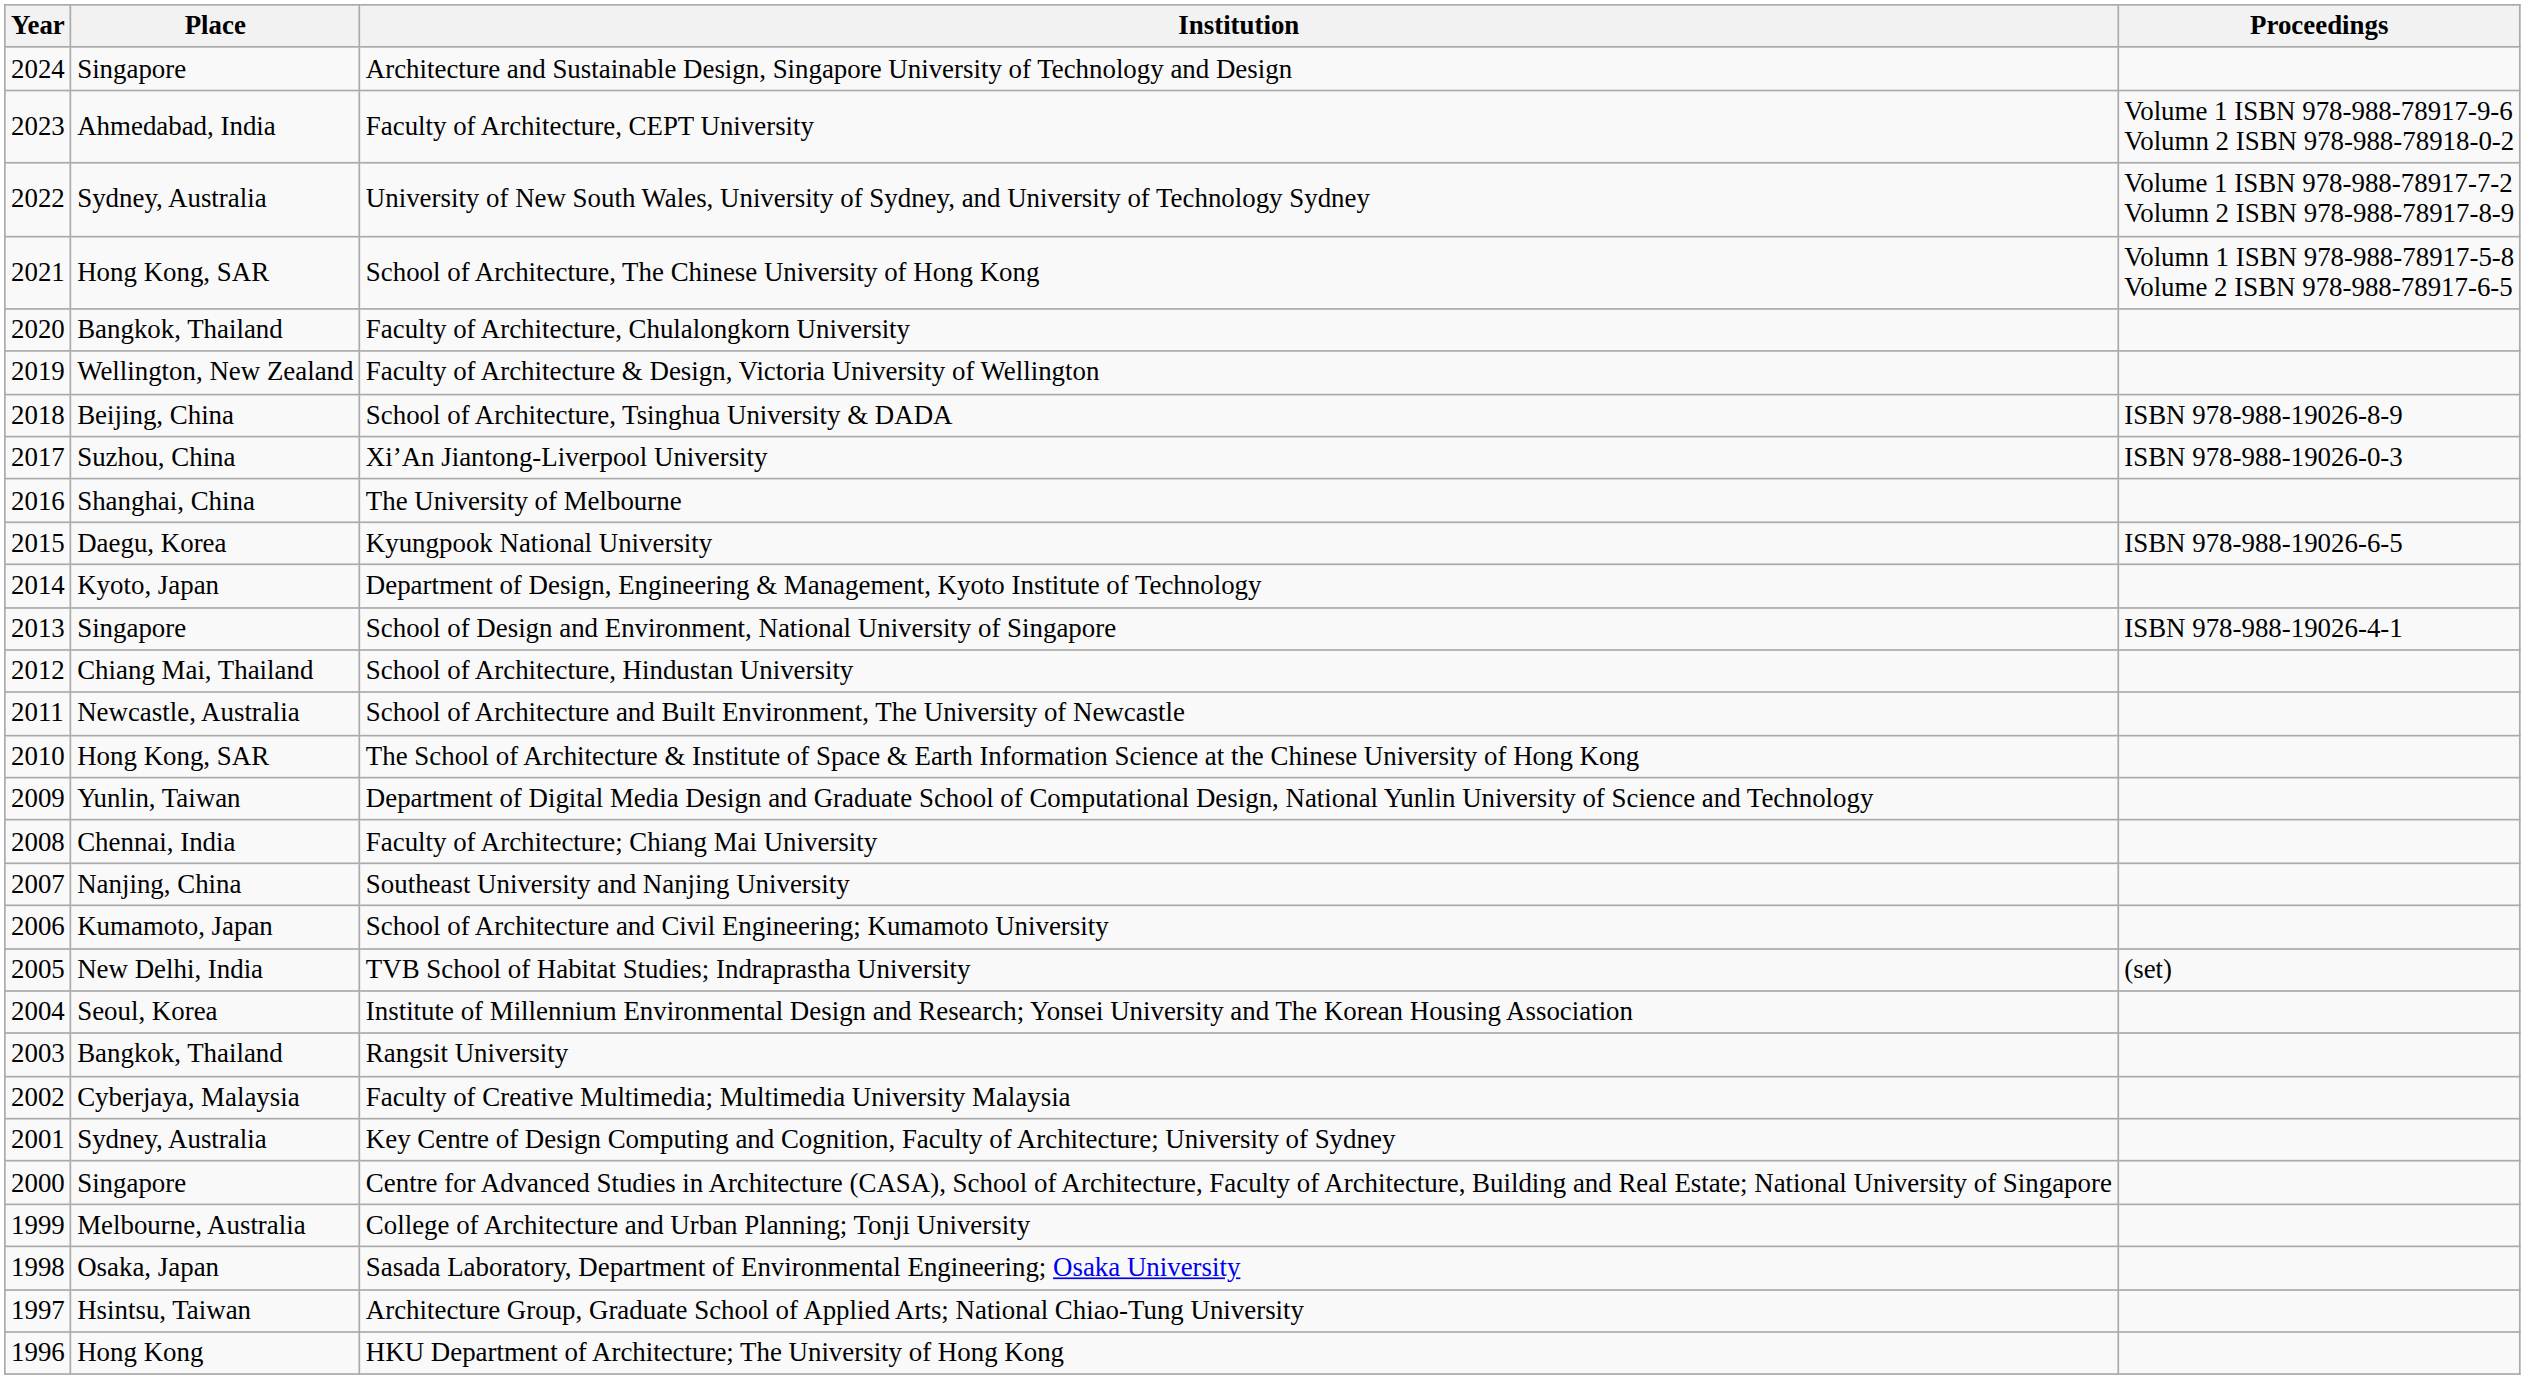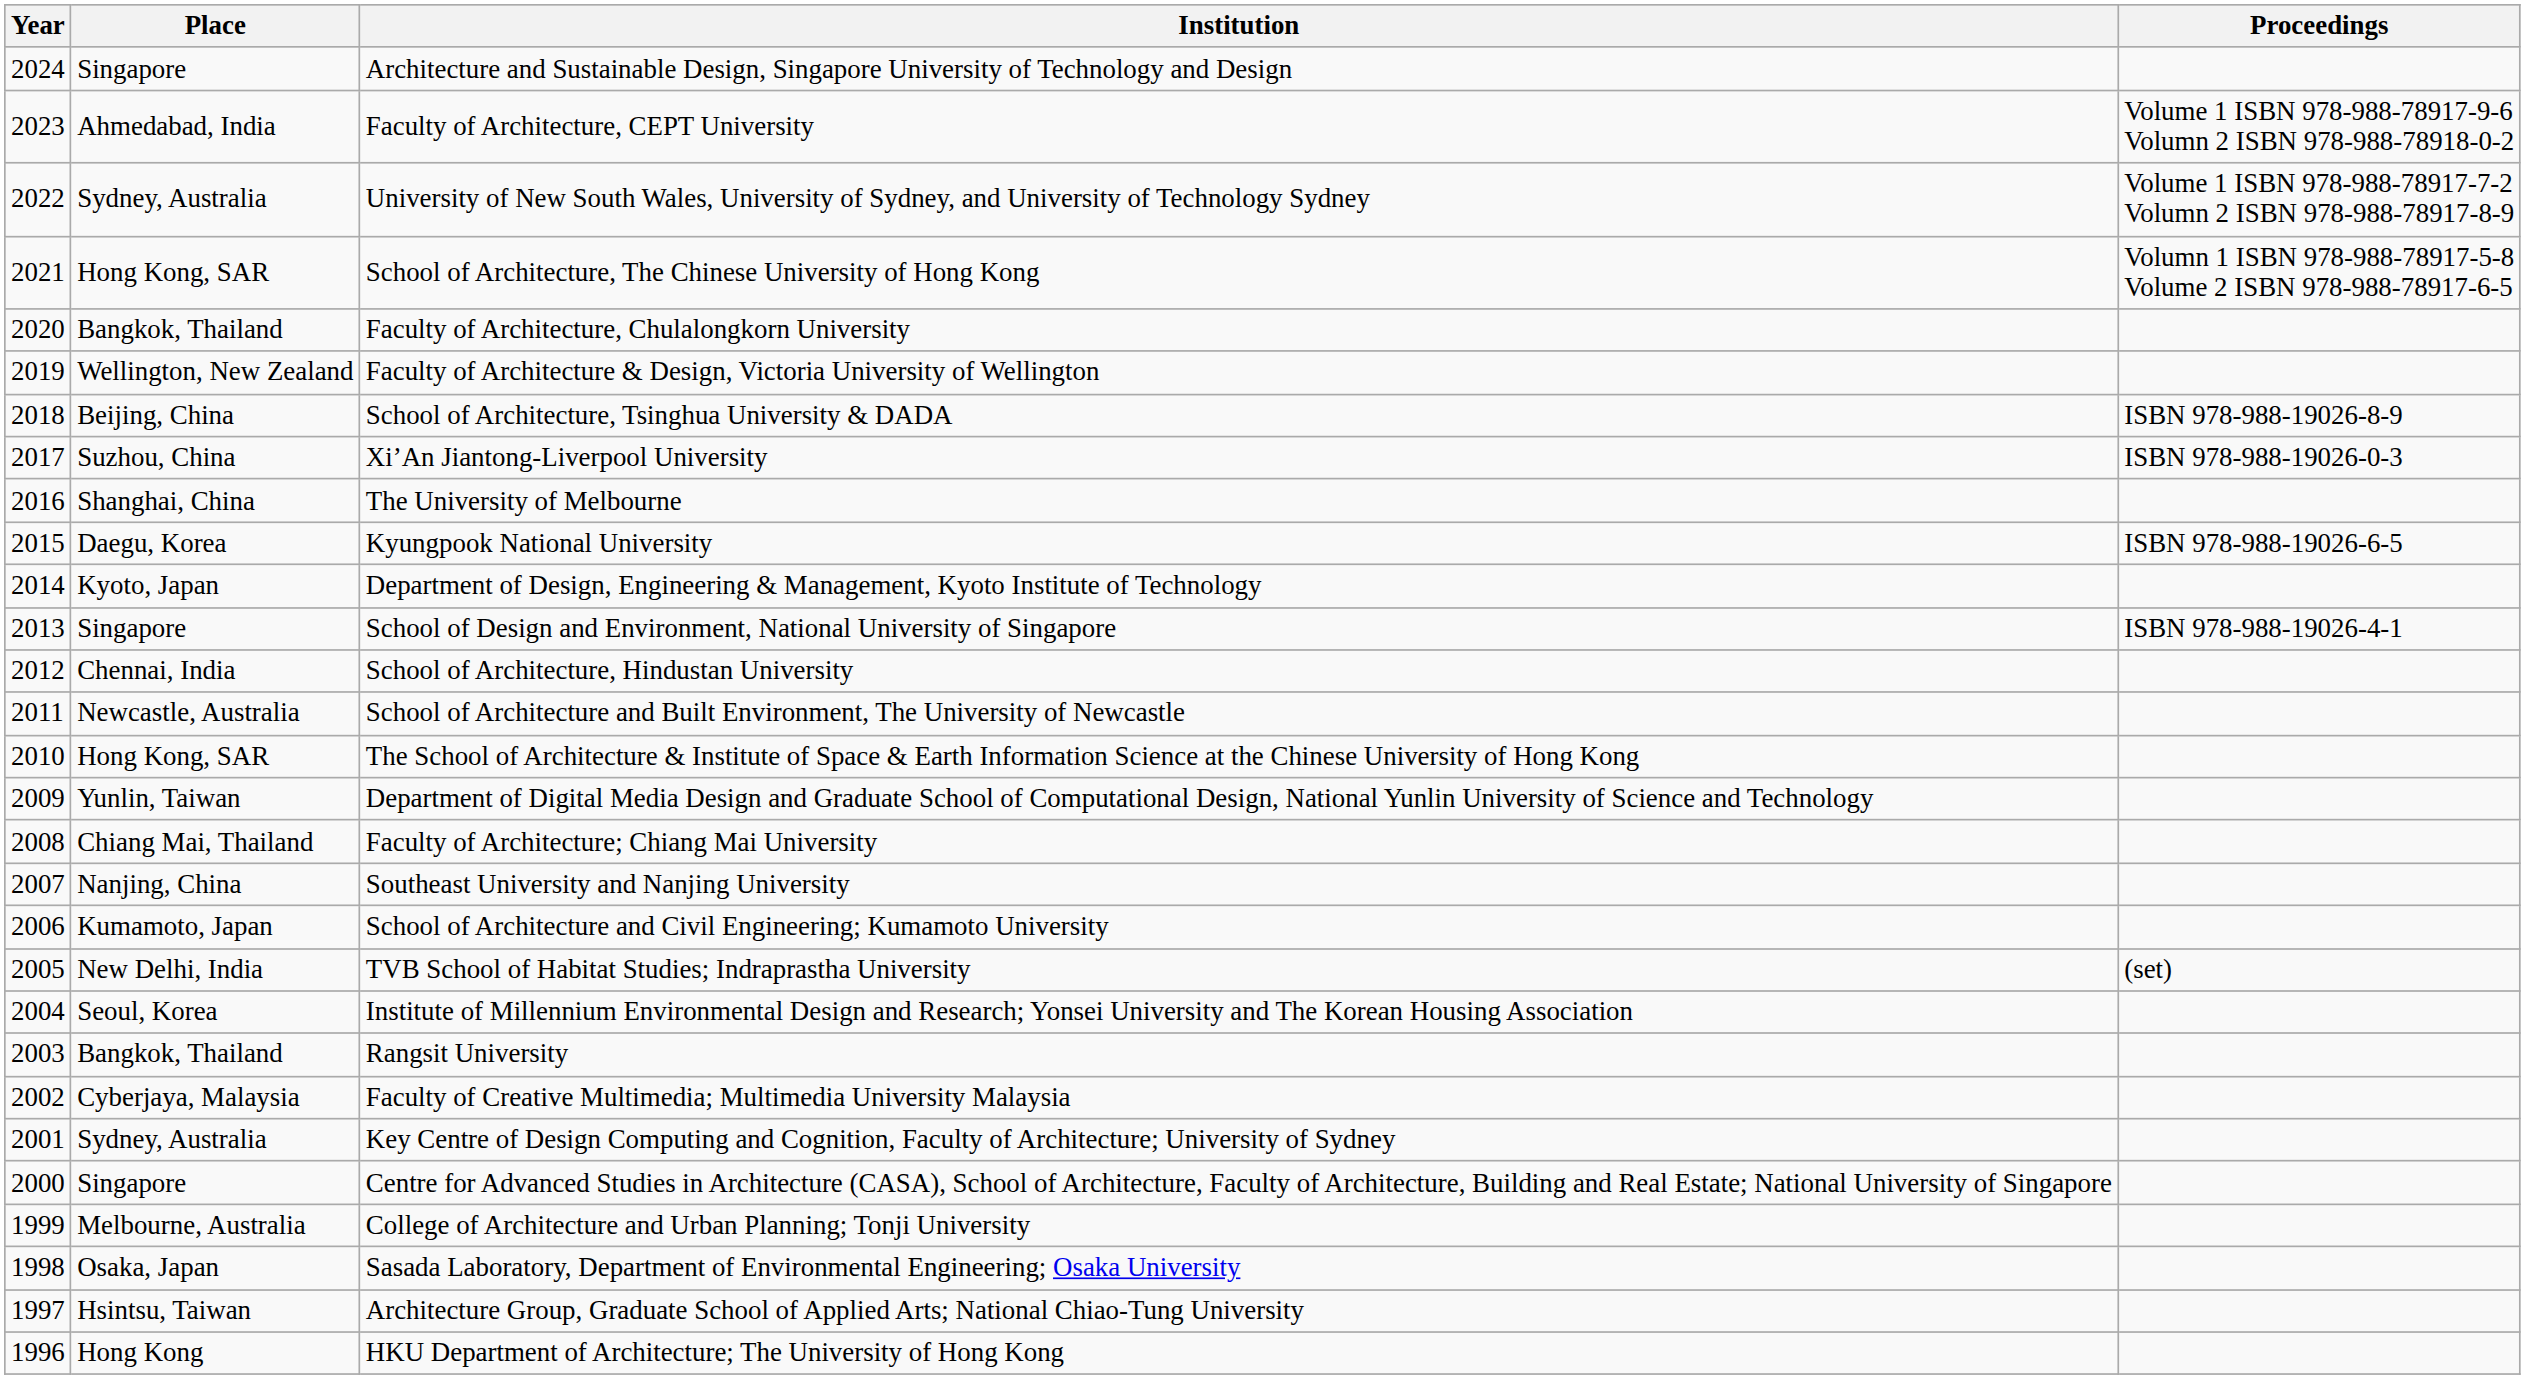(195, 670) Chiang Mai, Thailand -> (156, 670) Chennai, India
(156, 841) Chennai, India -> (195, 841) Chiang Mai, Thailand
